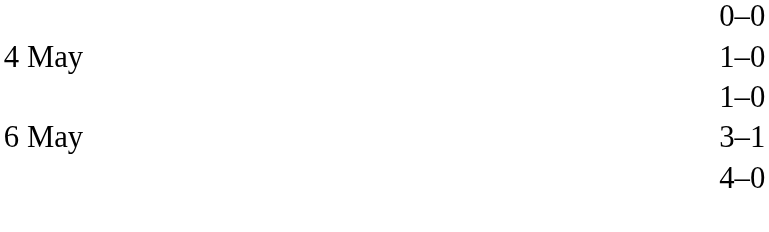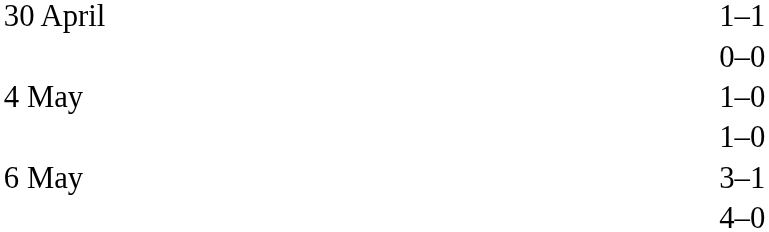+ row: (55, 16)
